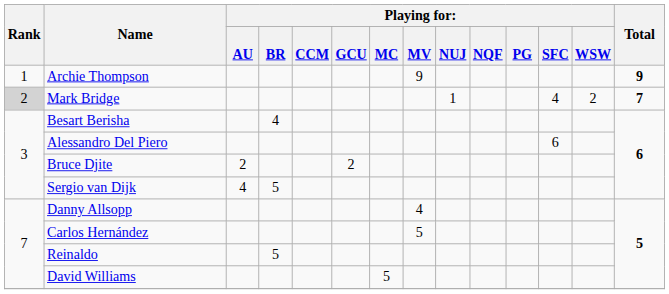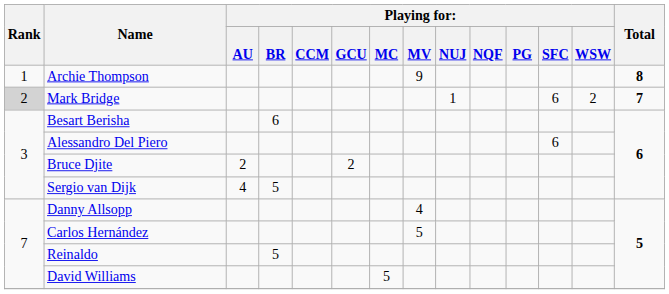(640, 76) 9 -> (640, 76) 8
(555, 98) 4 -> (555, 98) 6
(276, 120) 4 -> (276, 120) 6
